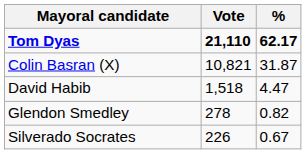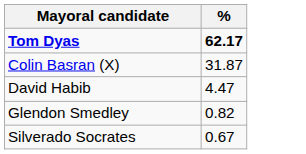- column: (229, 16)
